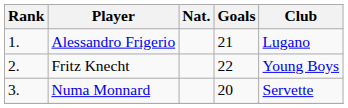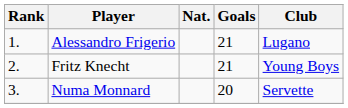(225, 66) 22 -> (225, 66) 21
